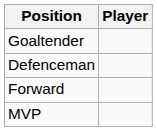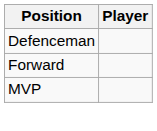- row: (46, 41)
